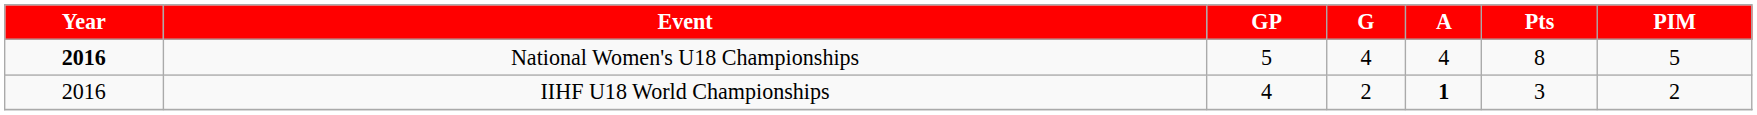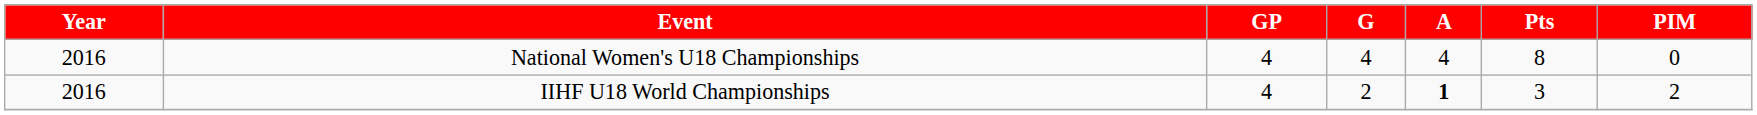(84, 57) bold -> (84, 57) normal
(1267, 57) 5 -> (1267, 57) 4
(1675, 57) 5 -> (1675, 57) 0
